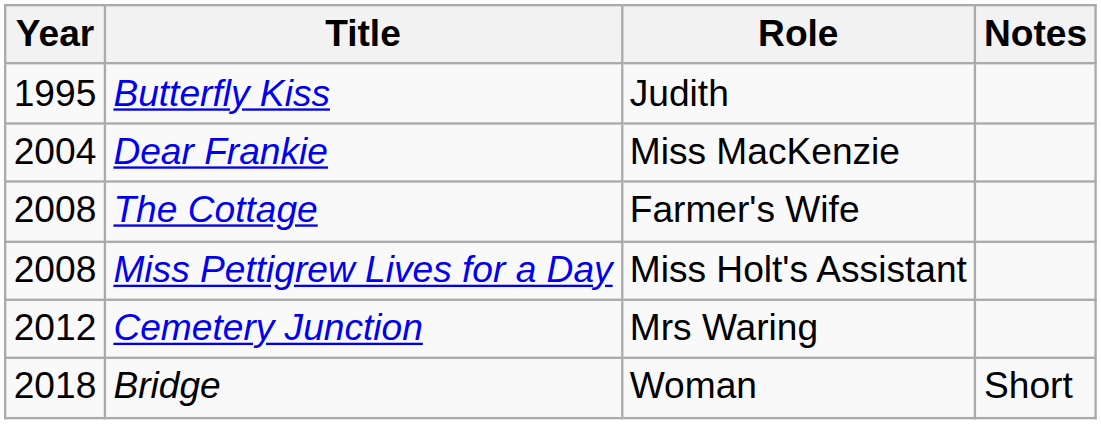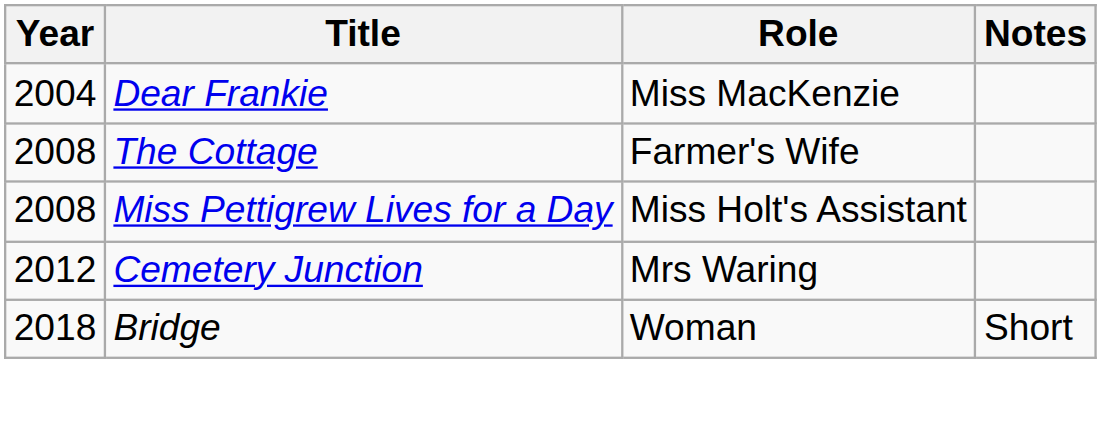- row: (222, 92)
